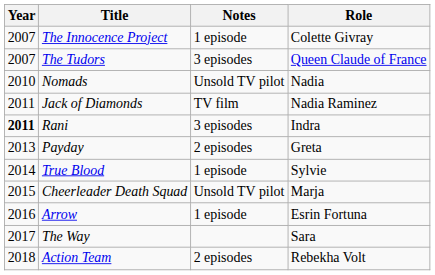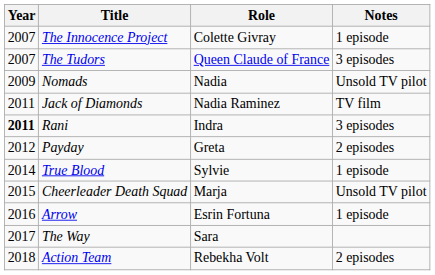columns swapped: (359, 15) <-> (239, 15)
(22, 81) 2010 -> (22, 81) 2009
(22, 147) 2013 -> (22, 147) 2012
